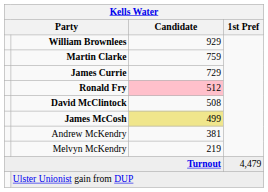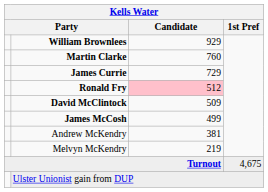(214, 57) 759 -> (214, 57) 760
(214, 103) 508 -> (214, 103) 509
(214, 118) khaki background -> (214, 118) no background
(251, 164) 4,479 -> (251, 164) 4,675
